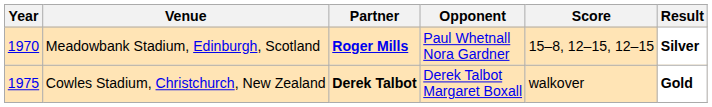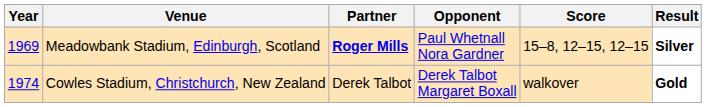(23, 46) 1970 -> (23, 46) 1969
(23, 84) 1975 -> (23, 84) 1974
(374, 84) bold -> (372, 84) normal
